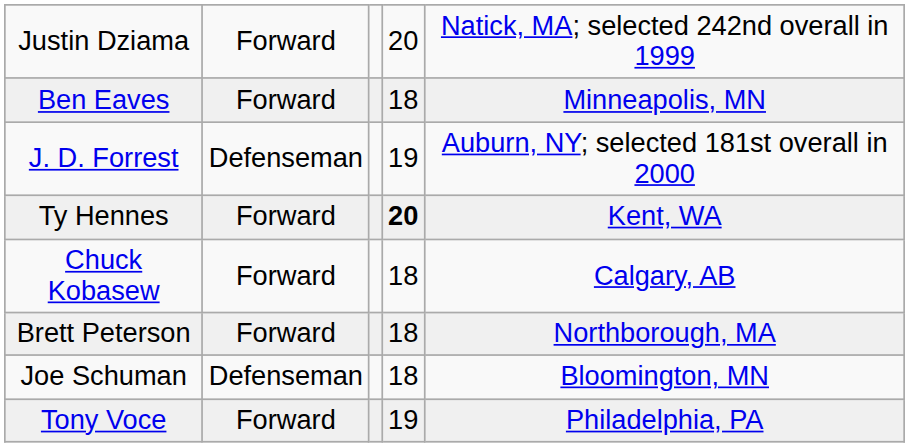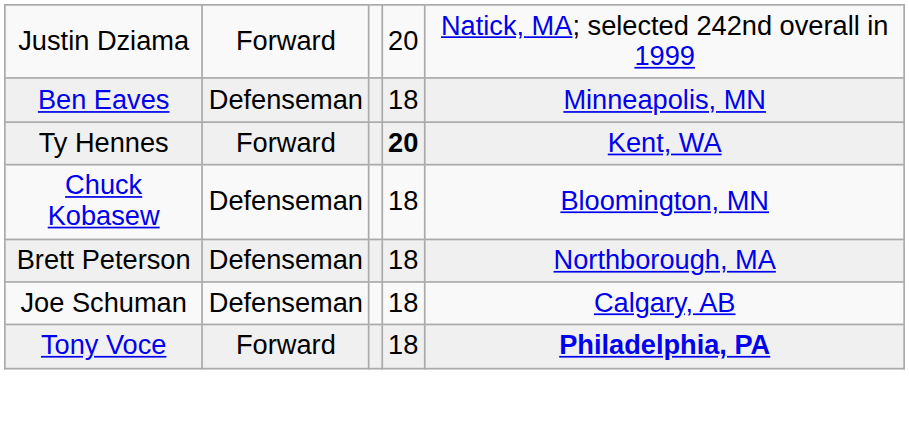(286, 99) Forward -> (286, 99) Defenseman
- row: (104, 158)
(286, 275) Forward -> (286, 201) Defenseman
(665, 275) Calgary, AB -> (665, 201) Bloomington, MN
(286, 333) Forward -> (286, 259) Defenseman
(665, 376) Bloomington, MN -> (665, 302) Calgary, AB
(403, 419) 19 -> (403, 346) 18
(665, 419) normal -> (665, 346) bold
